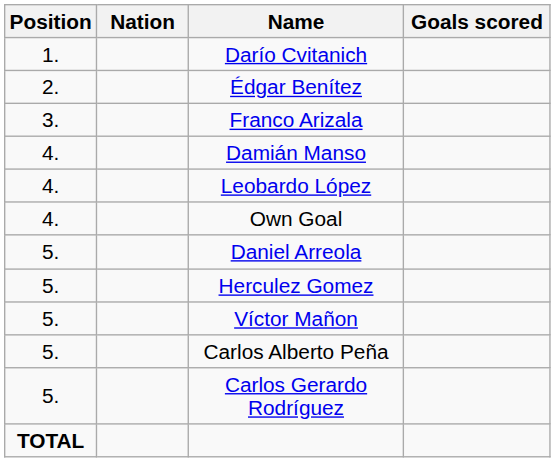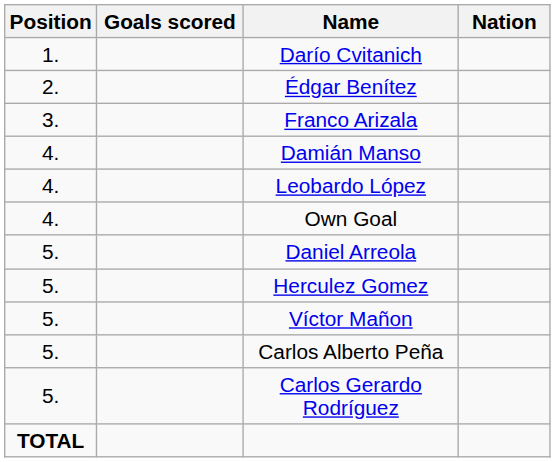columns swapped: (142, 21) <-> (477, 21)
